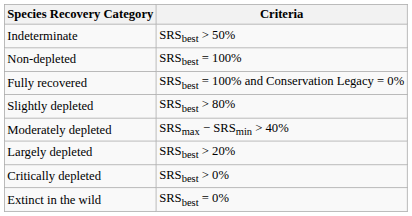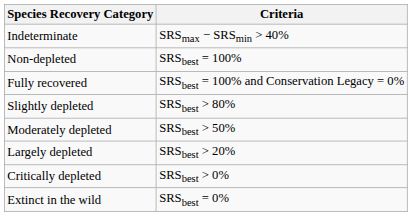(197, 36) SRSbest > 50% -> (224, 36) SRSmax − SRSmin > 40%
(224, 129) SRSmax − SRSmin > 40% -> (197, 129) SRSbest > 50%
